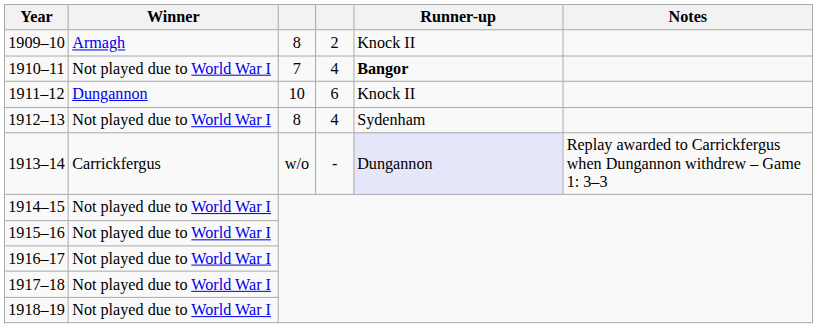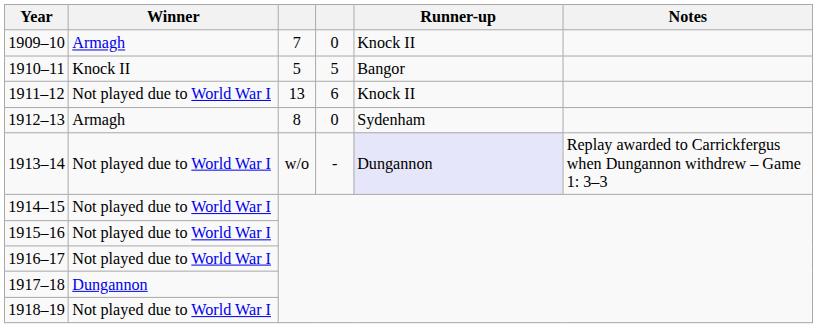(297, 42) 8 -> (297, 42) 7
(335, 42) 2 -> (335, 42) 0
(172, 68) Not played due to World War I -> (101, 68) Knock II
(297, 68) 7 -> (297, 68) 5
(335, 68) 4 -> (335, 68) 5
(383, 68) bold -> (381, 68) normal
(110, 94) Dungannon -> (172, 94) Not played due to World War I
(297, 94) 10 -> (297, 94) 13
(172, 119) Not played due to World War I -> (99, 119) Armagh
(335, 119) 4 -> (335, 119) 0
(117, 163) Carrickfergus -> (172, 163) Not played due to World War I
(172, 284) Not played due to World War I -> (110, 284) Dungannon
